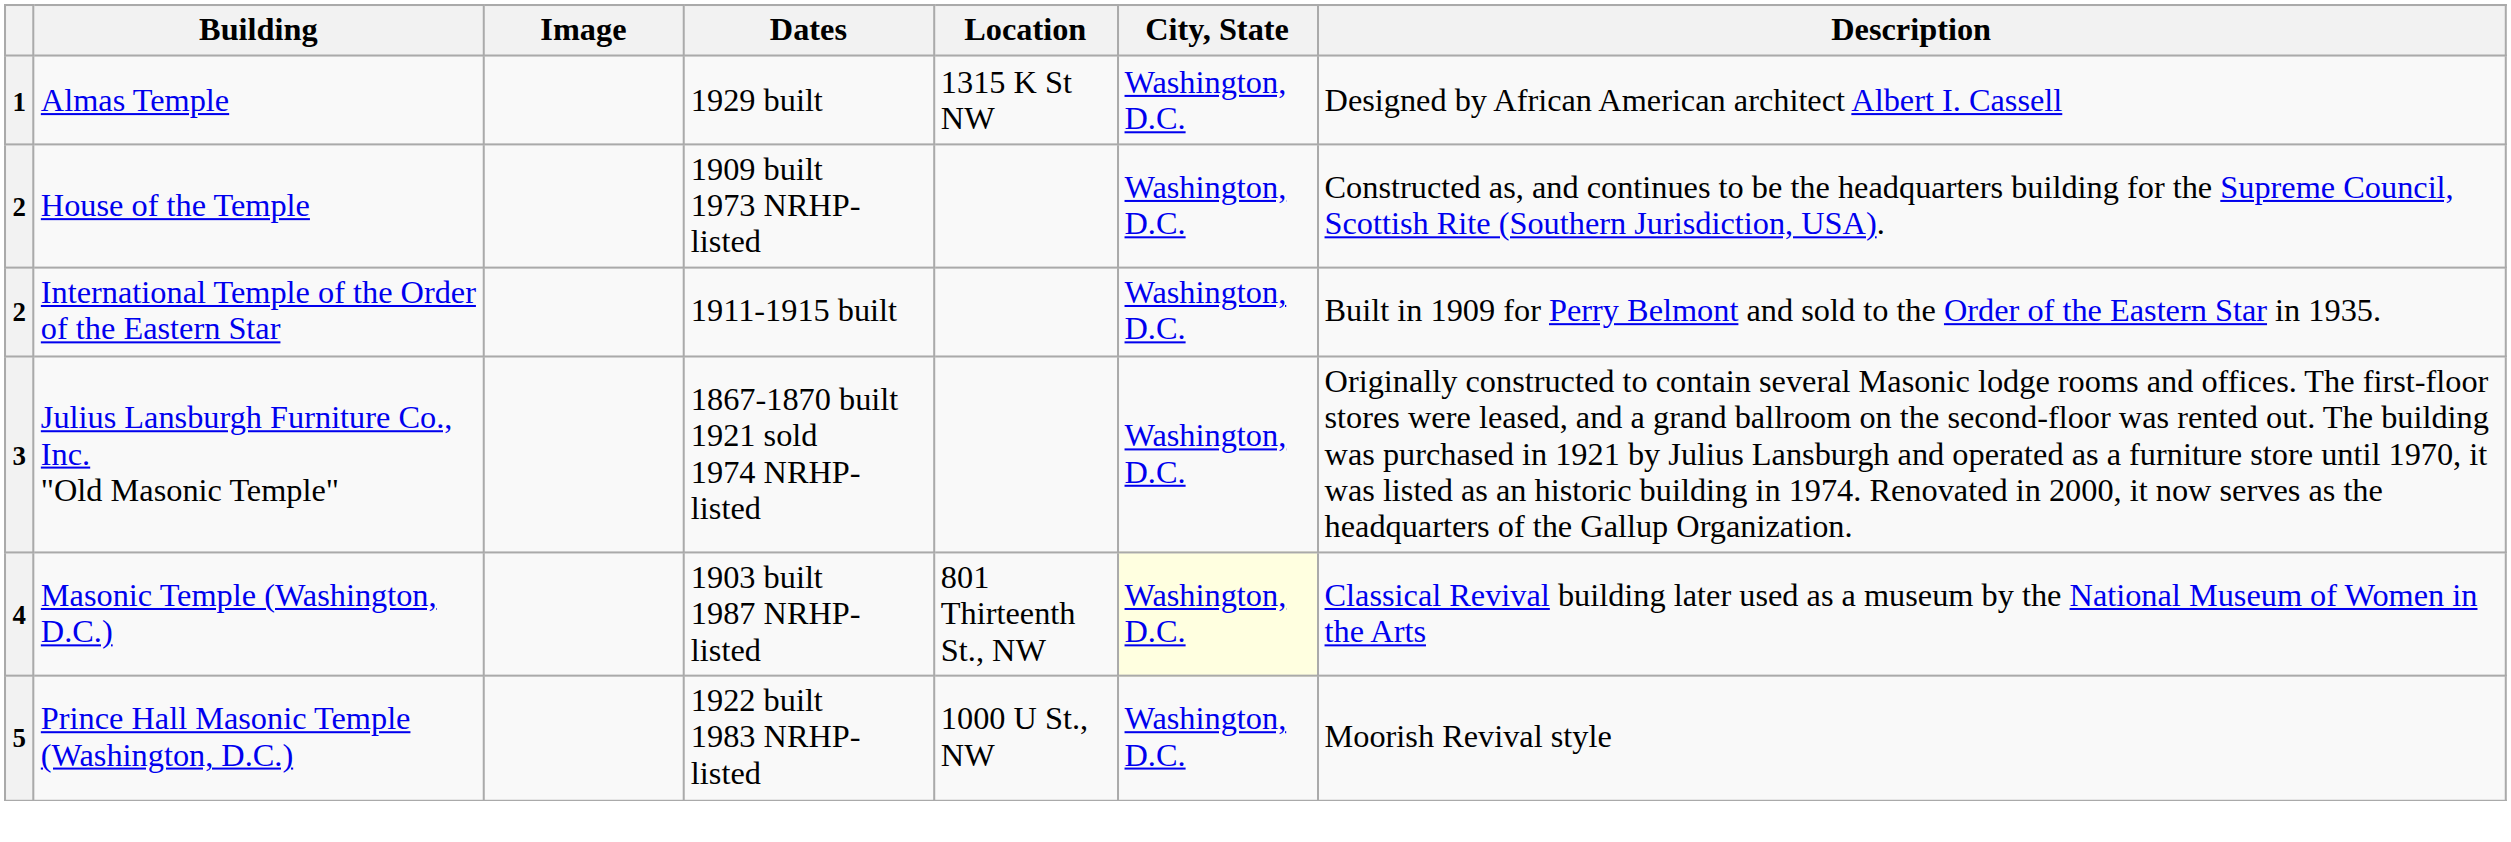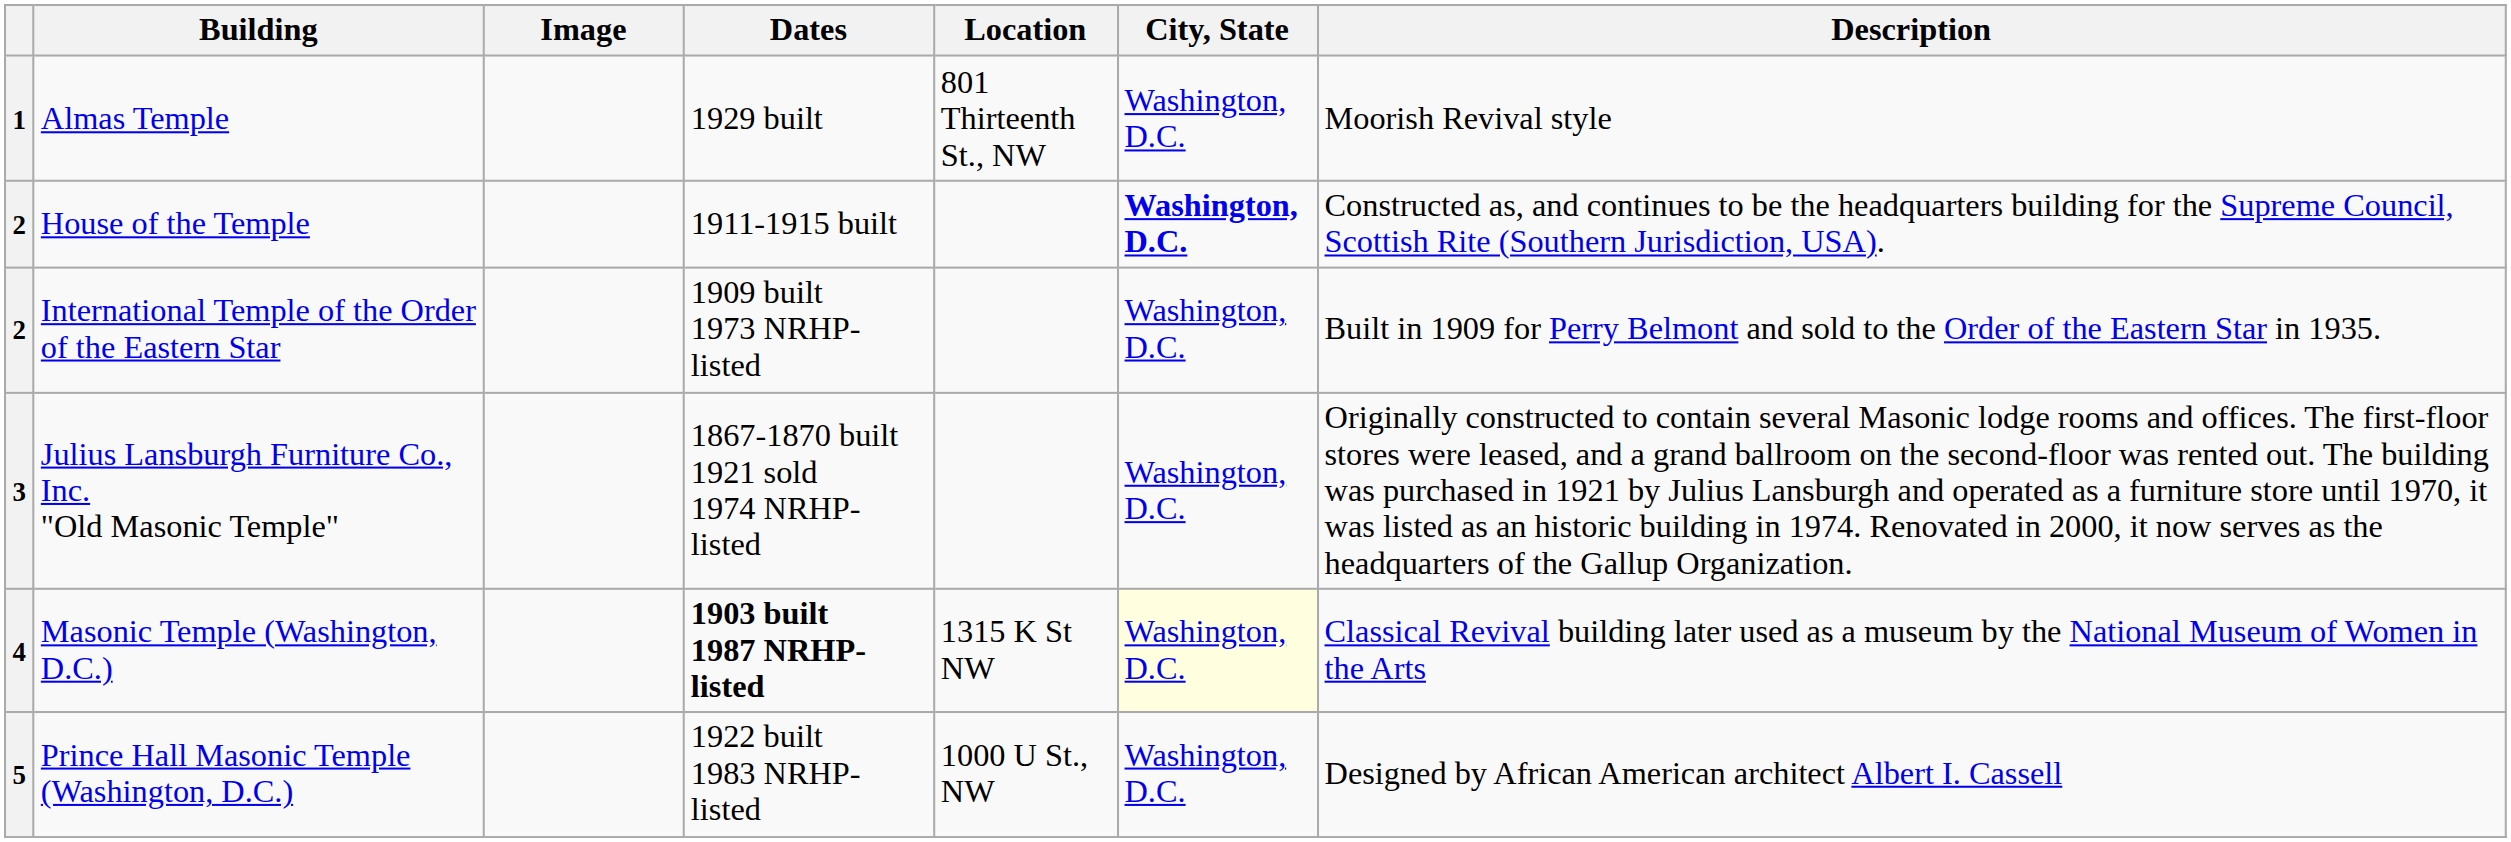(1006, 99) 1315 K St NW -> (1008, 117) 801 Thirteenth St., NW
(1693, 99) Designed by African American architect Albert I. Cassell -> (1468, 117) Moorish Revival style
(776, 205) 1909 built 1973 NRHP-listed -> (794, 223) 1911-1915 built
(1205, 205) normal -> (1211, 223) bold
(794, 311) 1911-1915 built -> (776, 329) 1909 built 1973 NRHP-listed
(776, 613) normal -> (778, 650) bold
(1008, 613) 801 Thirteenth St., NW -> (1006, 650) 1315 K St NW
(1468, 737) Moorish Revival style -> (1693, 773) Designed by African American architect Albert I. Cassell
